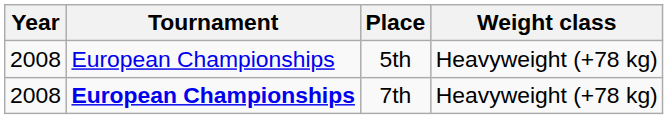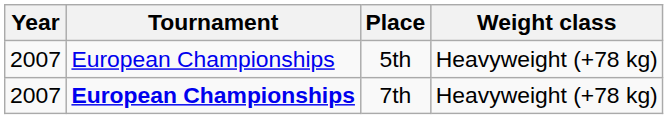(35, 58) 2008 -> (35, 58) 2007
(35, 95) 2008 -> (35, 95) 2007
